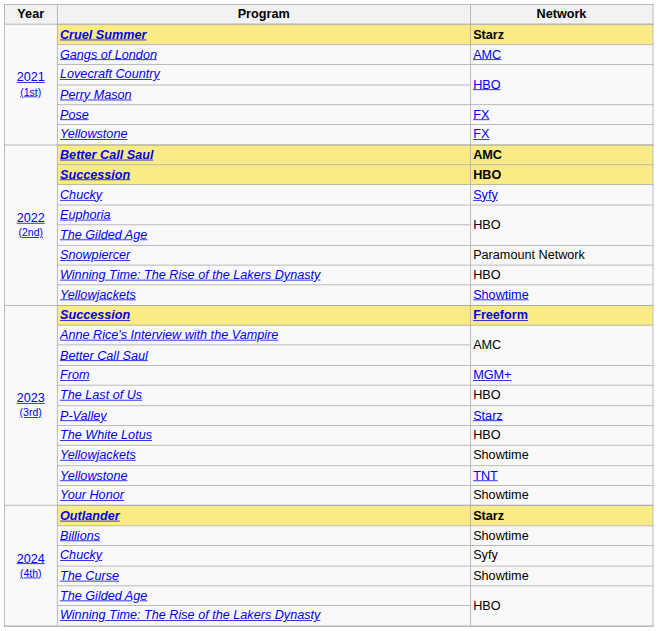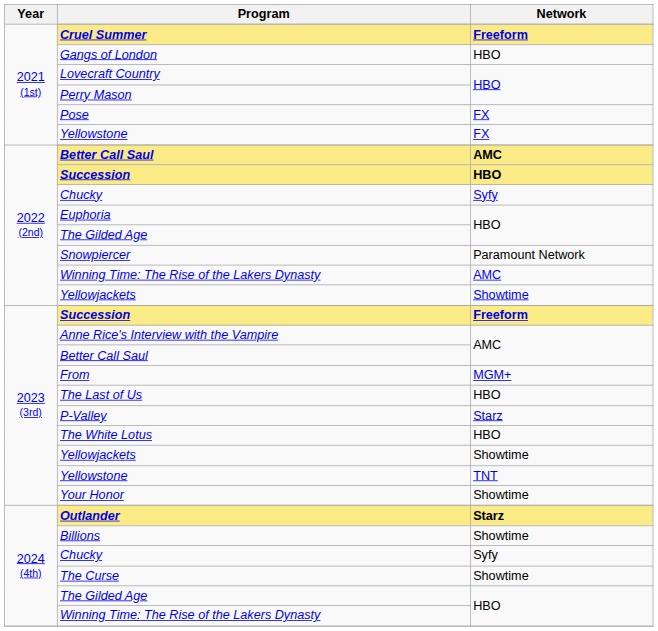(489, 34) Starz -> (501, 34) Freeform
(487, 54) AMC -> (487, 54) HBO
(487, 275) HBO -> (487, 275) AMC
